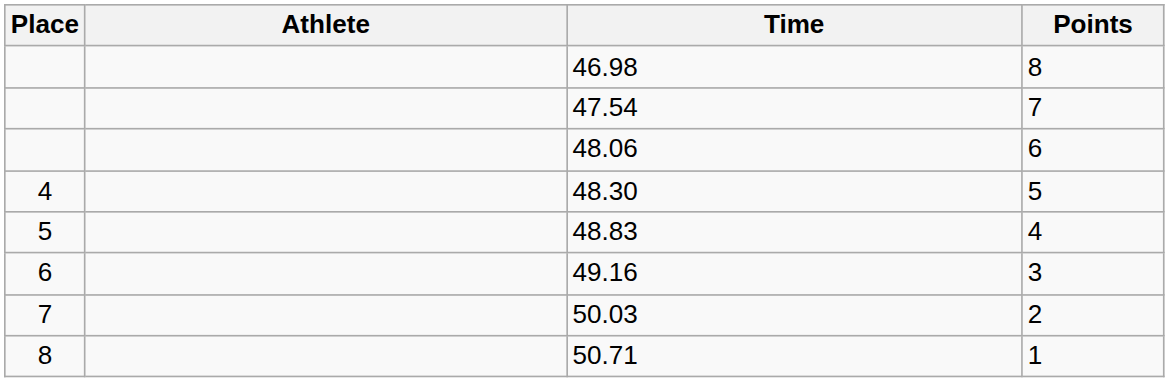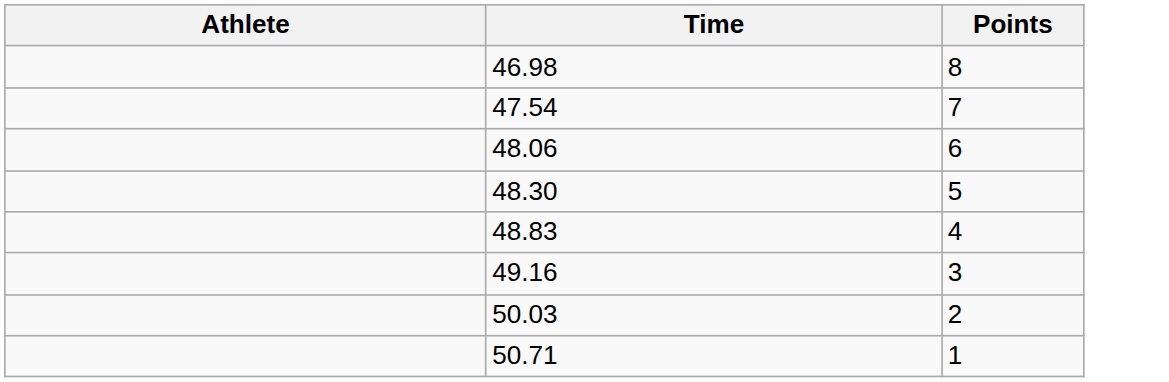- column: (45, 25)
